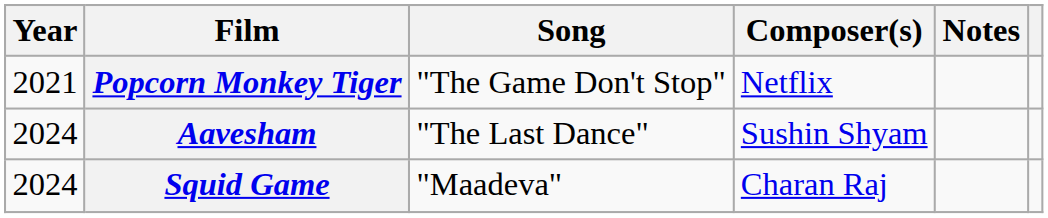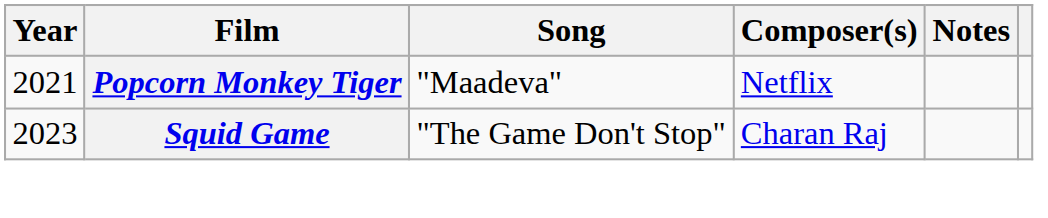(571, 81) "The Game Don't Stop" -> (489, 81) "Maadeva"
- row: (247, 133)
(45, 184) 2024 -> (45, 133) 2023
(489, 184) "Maadeva" -> (571, 133) "The Game Don't Stop"
